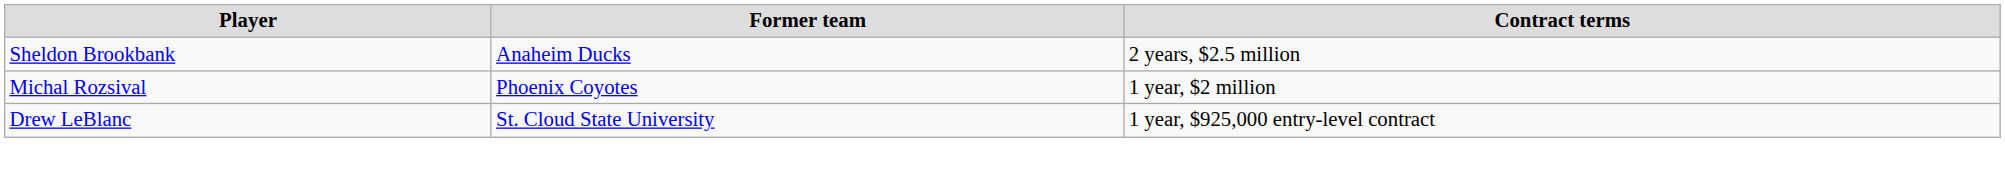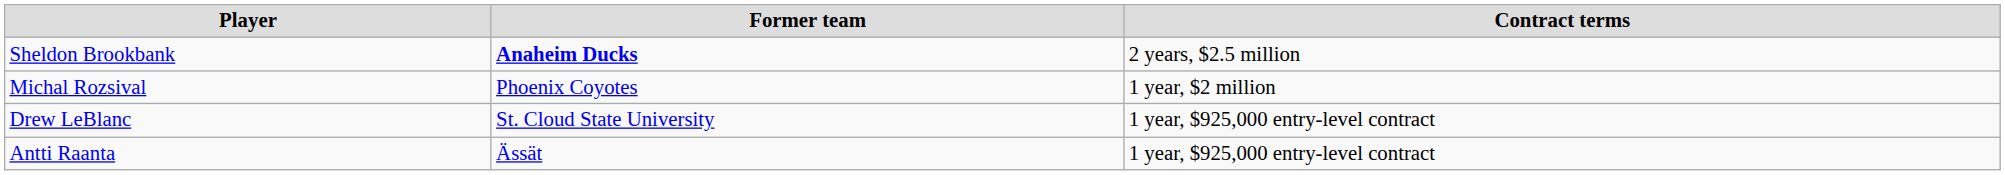(563, 53) normal -> (567, 53) bold
+ row: (62, 152)
